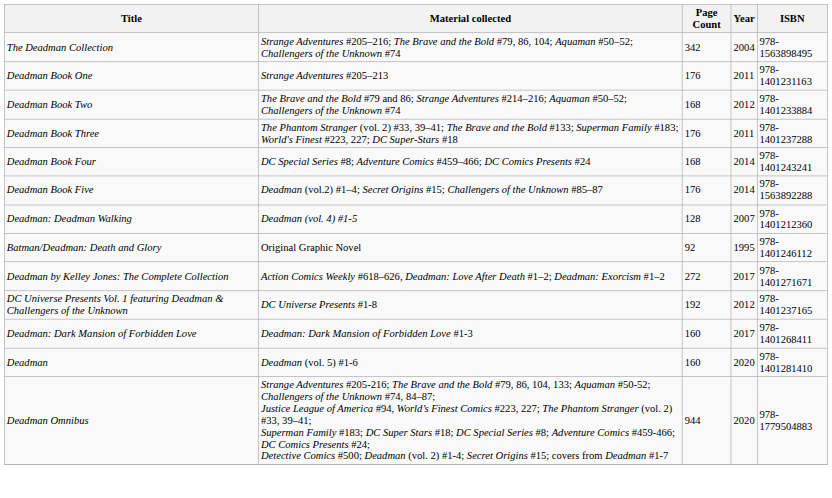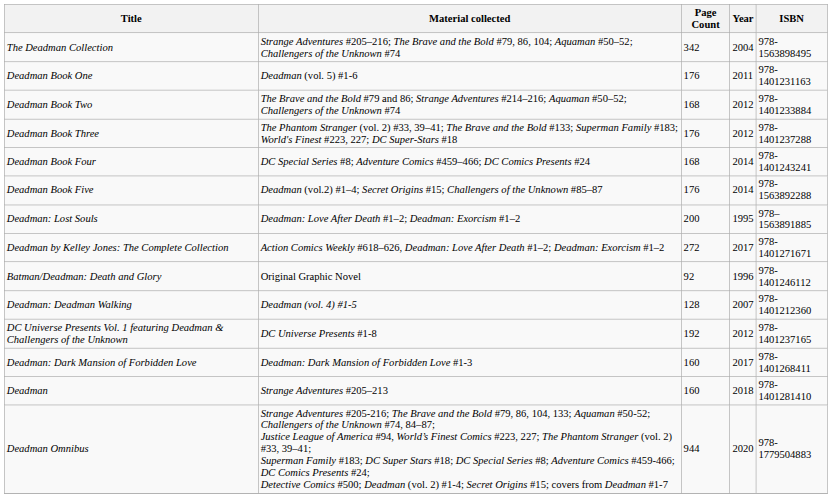(325, 76) Strange Adventures #205–213 -> (309, 76) Deadman (vol. 5) #1-6
(744, 133) 2011 -> (743, 133) 2012
+ row: (52, 219)
rows swapped: (118, 276) <-> (69, 219)
(744, 247) 1995 -> (743, 276) 1996
(309, 362) Deadman (vol. 5) #1-6 -> (324, 390) Strange Adventures #205–213
(744, 362) 2020 -> (743, 390) 2018
